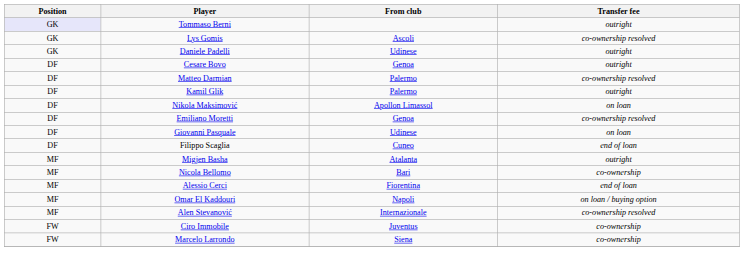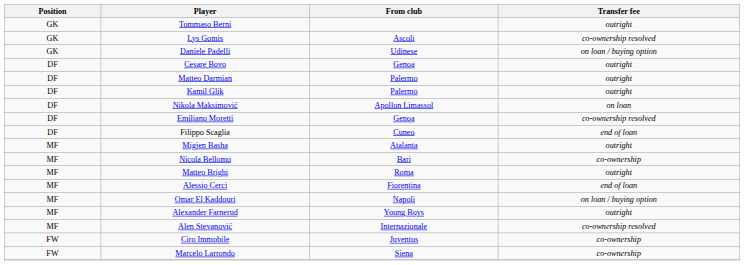(53, 24) lavender background -> (52, 24) no background
(619, 51) outright -> (619, 51) on loan / buying option
(619, 78) co-ownership resolved -> (619, 78) outright
- row: (205, 131)
+ row: (205, 172)
+ row: (205, 212)
